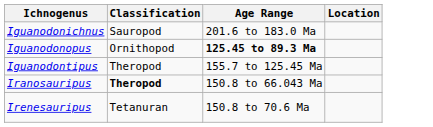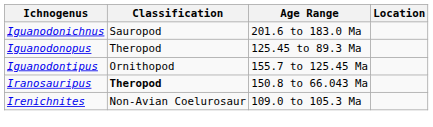(142, 48) Ornithopod -> (136, 48) Theropod
(261, 48) bold -> (306, 48) normal
(136, 66) Theropod -> (142, 66) Ornithopod
- row: (49, 107)
+ row: (46, 101)
